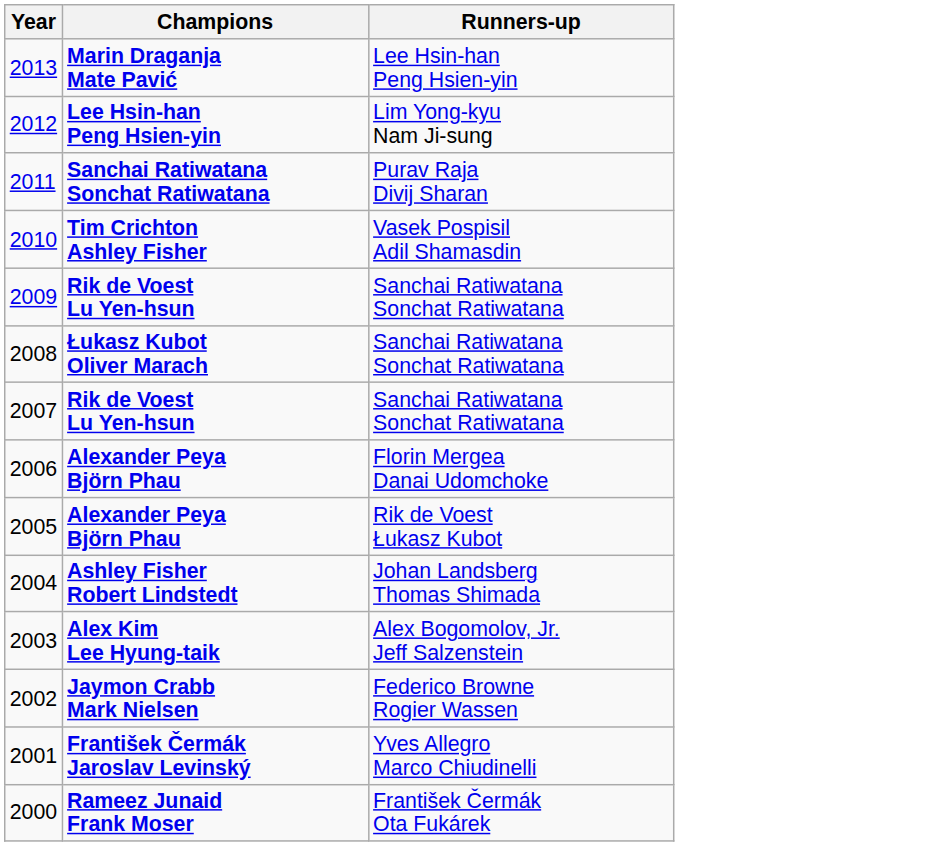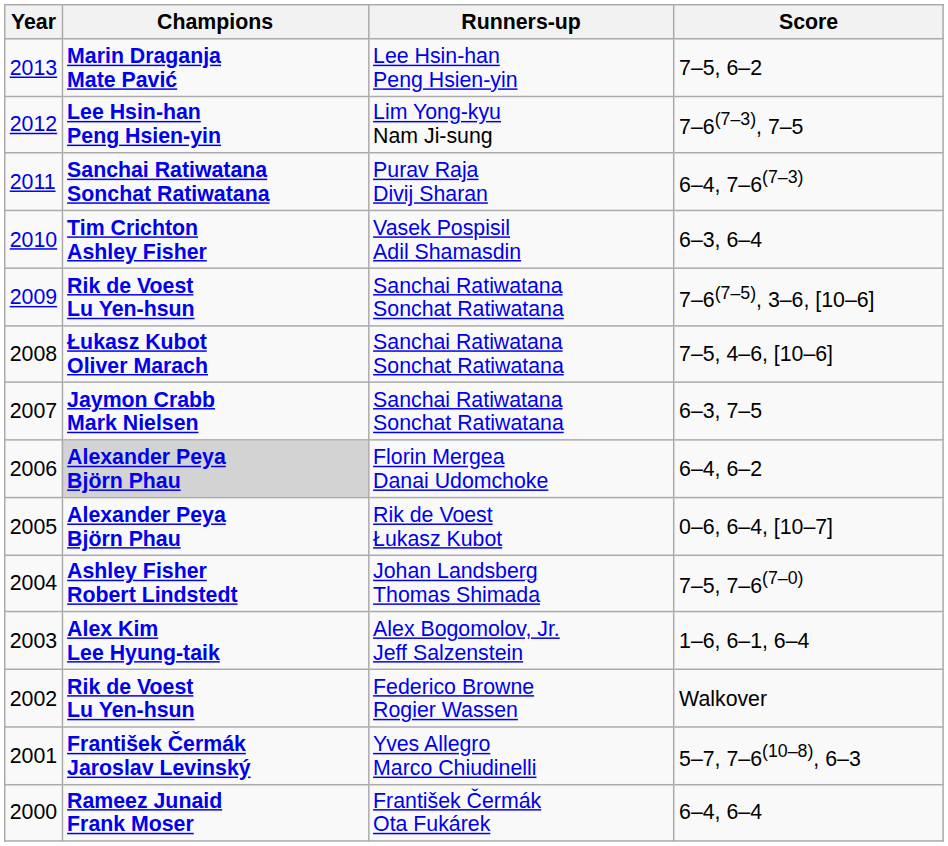+ column: (809, 22)
(131, 412) Rik de Voest Lu Yen-hsun -> (141, 412) Jaymon Crabb Mark Nielsen
(146, 469) no background -> (146, 469) lightgrey background
(141, 698) Jaymon Crabb Mark Nielsen -> (131, 698) Rik de Voest Lu Yen-hsun
